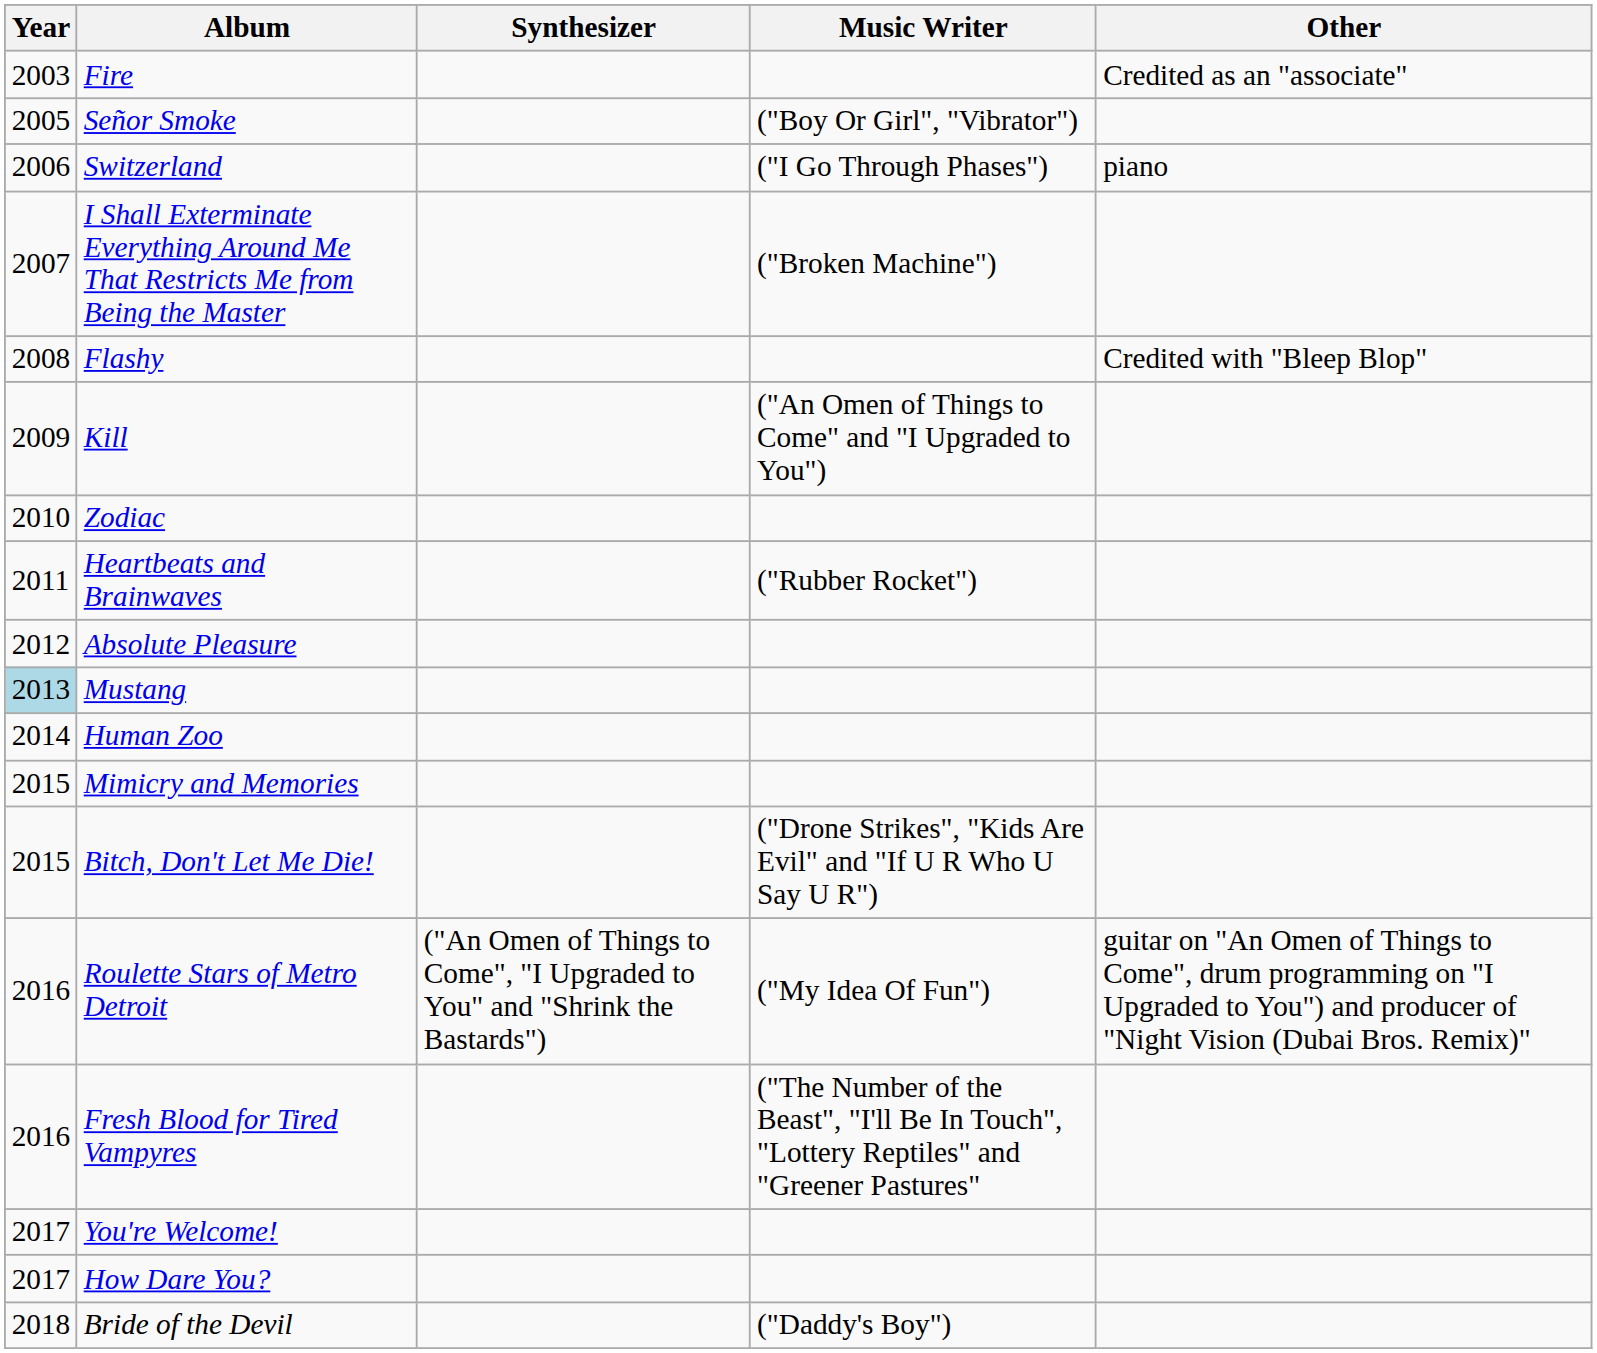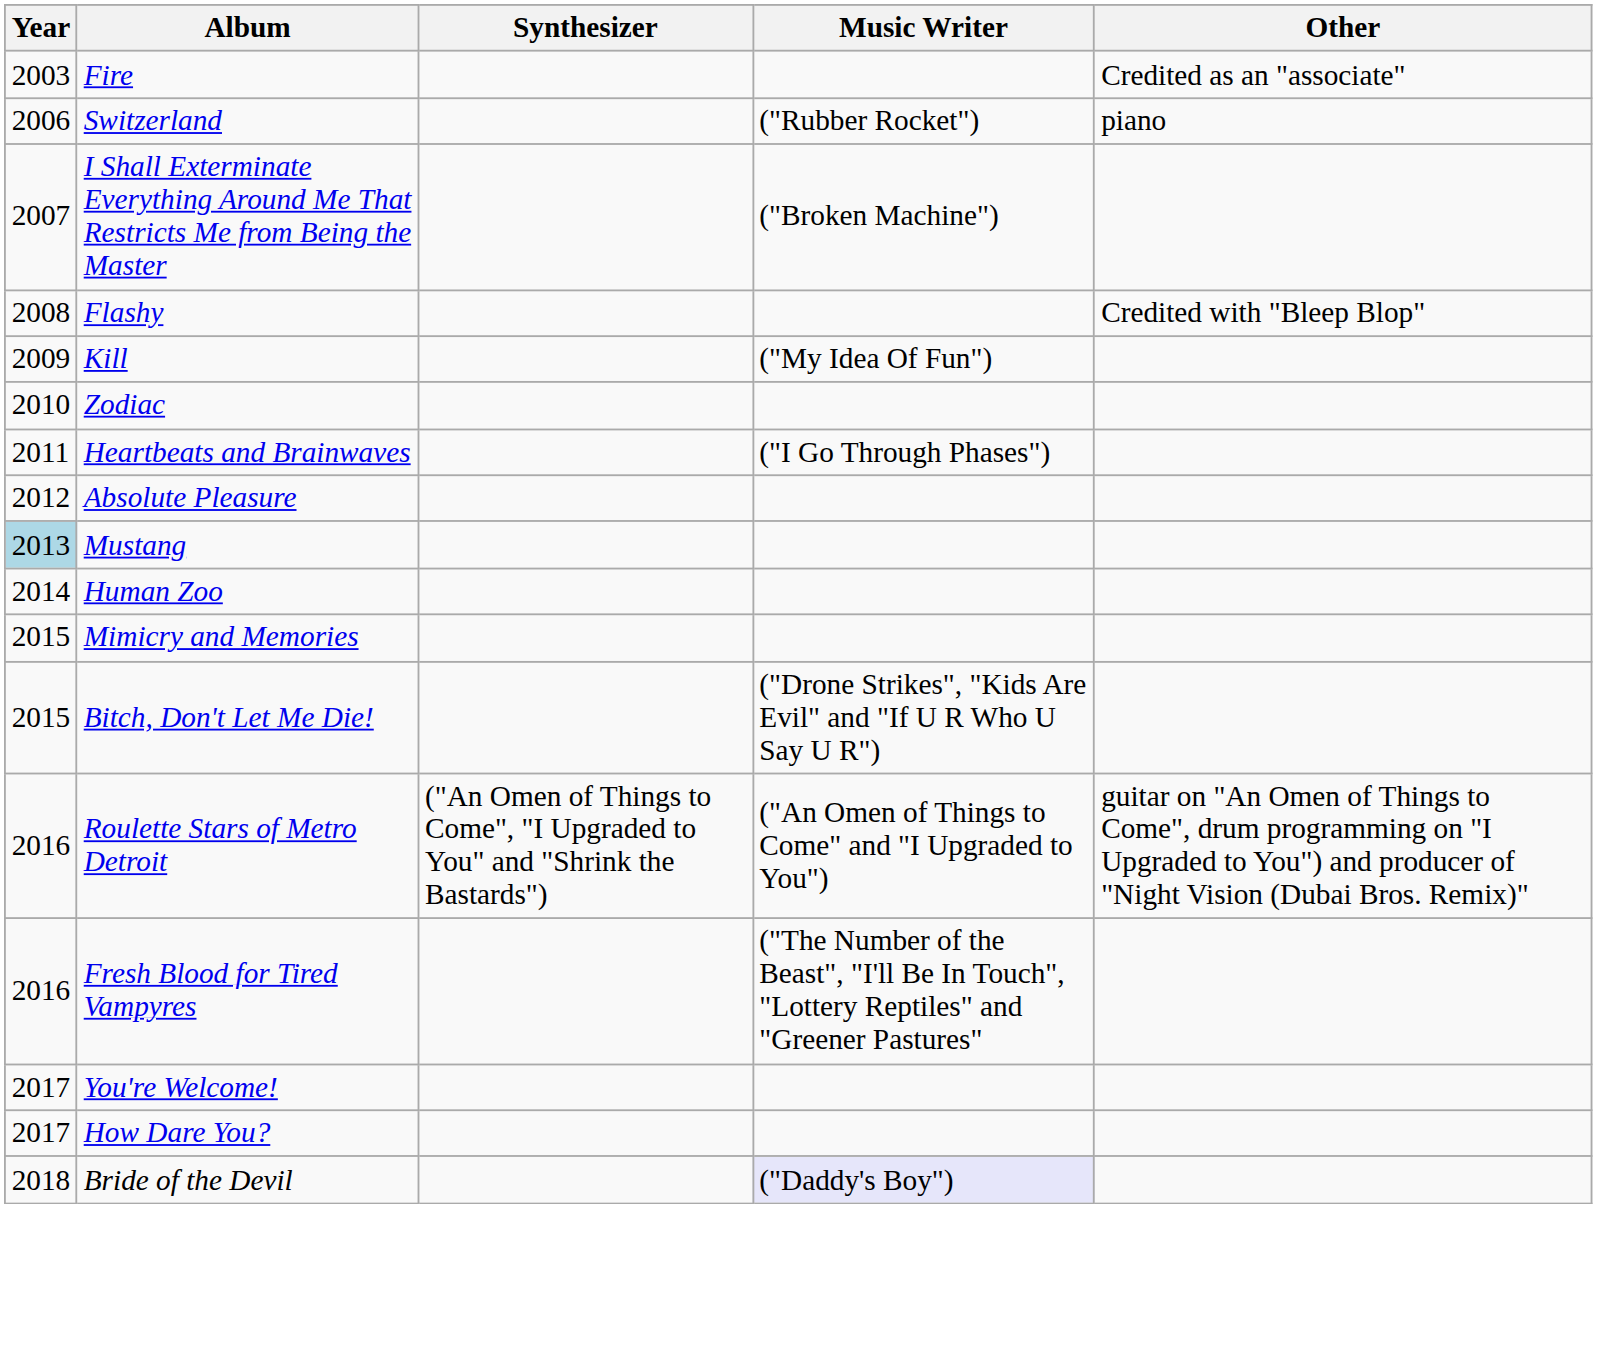- row: (160, 120)
(903, 167) ("I Go Through Phases") -> (869, 120) ("Rubber Rocket")
(914, 438) ("An Omen of Things to Come" and "I Upgraded to You") -> (876, 358) ("My Idea Of Fun")
(867, 580) ("Rubber Rocket") -> (905, 451) ("I Go Through Phases")
(874, 990) ("My Idea Of Fun") -> (916, 845) ("An Omen of Things to Come" and "I Upgraded to You")
(854, 1324) no background -> (856, 1179) lavender background
